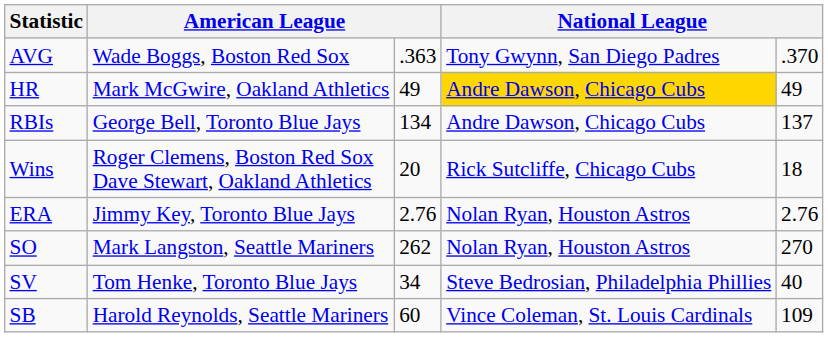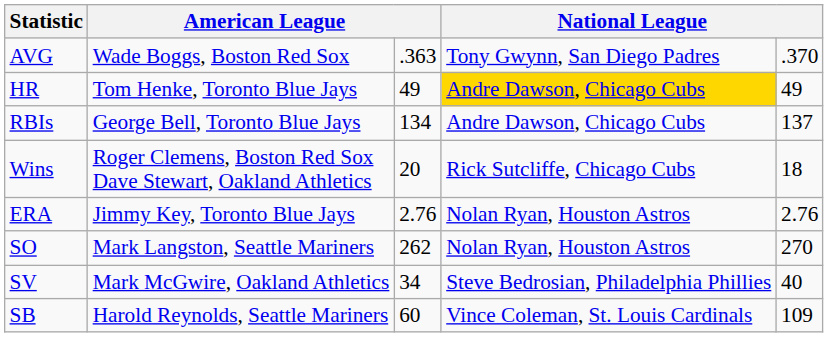(241, 88) Mark McGwire, Oakland Athletics -> (225, 88) Tom Henke, Toronto Blue Jays
(225, 281) Tom Henke, Toronto Blue Jays -> (241, 281) Mark McGwire, Oakland Athletics
